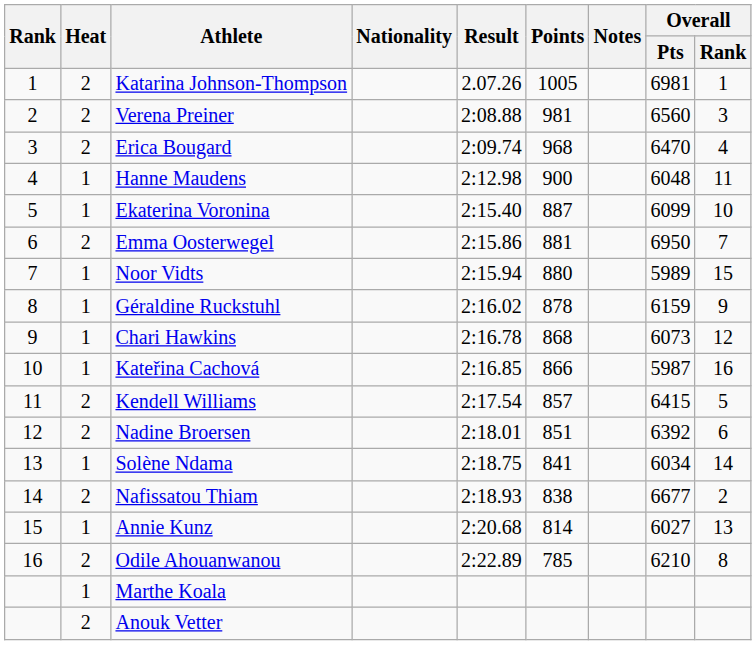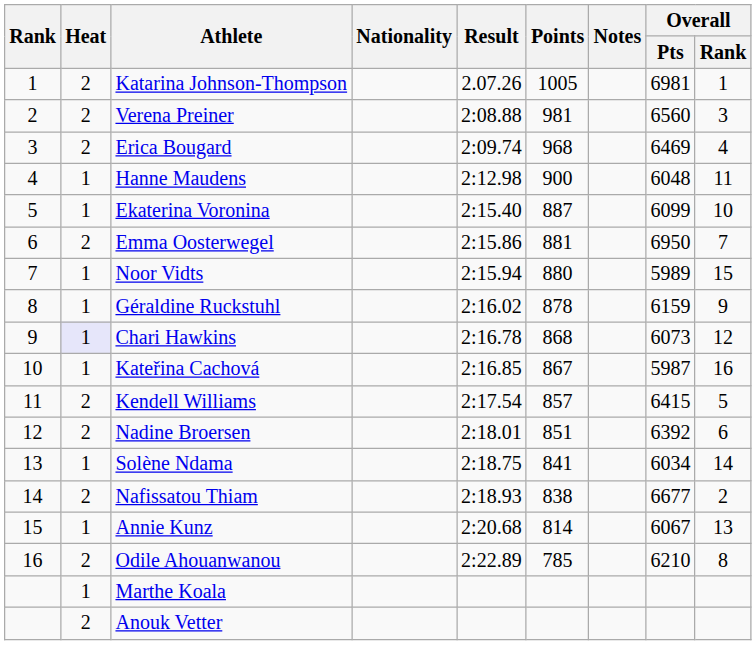(670, 147) 6470 -> (670, 147) 6469
(86, 337) no background -> (86, 337) lavender background
(558, 369) 866 -> (558, 369) 867
(670, 527) 6027 -> (670, 527) 6067
